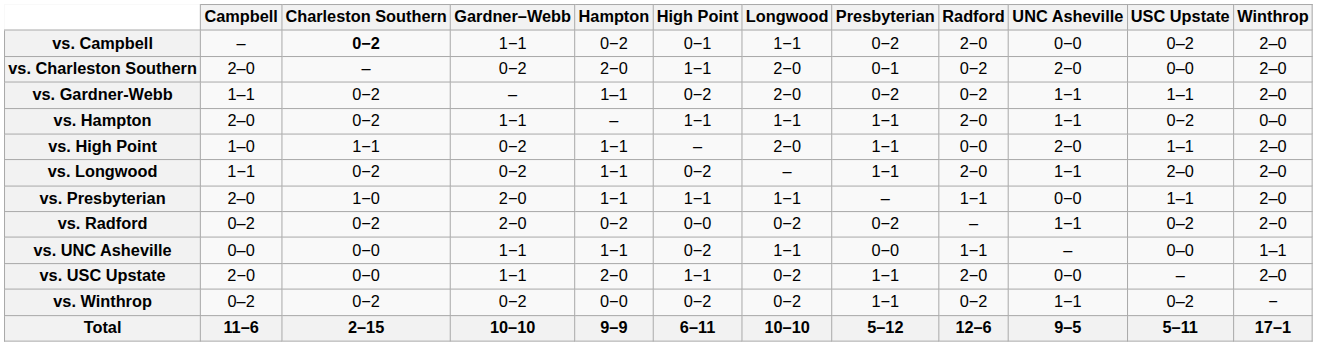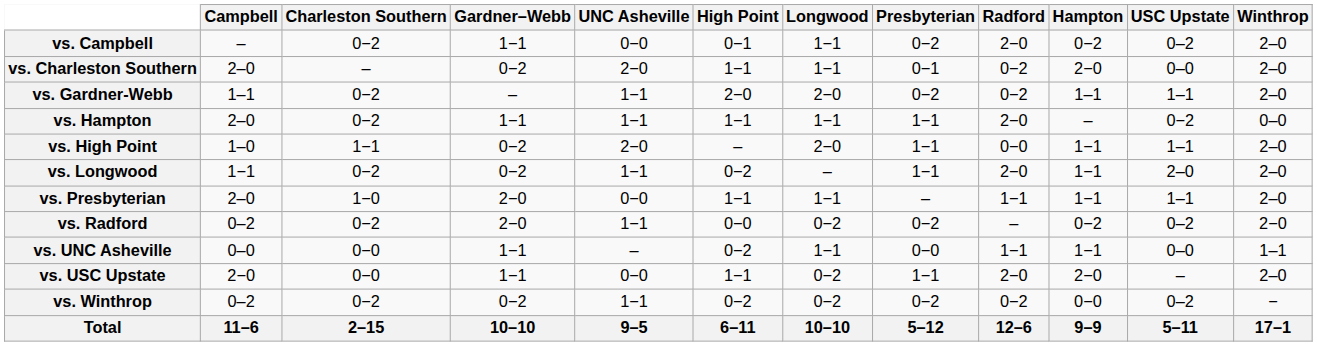columns swapped: (614, 17) <-> (1068, 17)
(366, 43) bold -> (366, 43) normal
(787, 69) 2−0 -> (827, 69) 1−1
(698, 95) 0−2 -> (738, 95) 2−0
(885, 302) 1−1 -> (926, 302) 0−2
